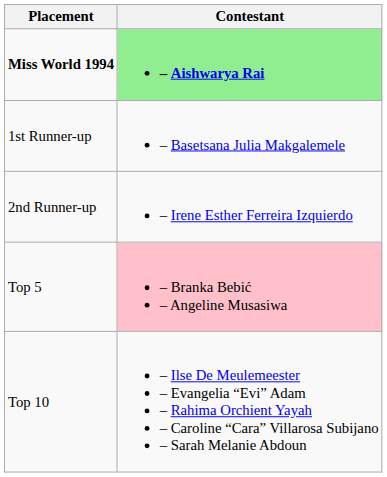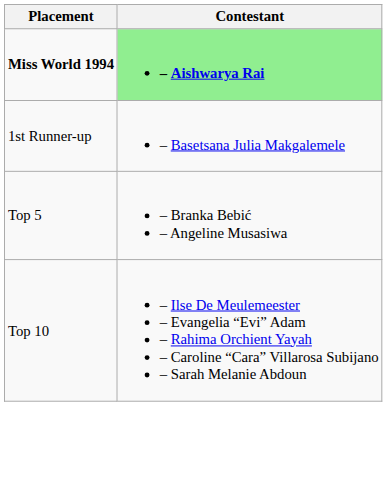- row: (52, 207)
(250, 296) pink background -> (250, 225) no background
